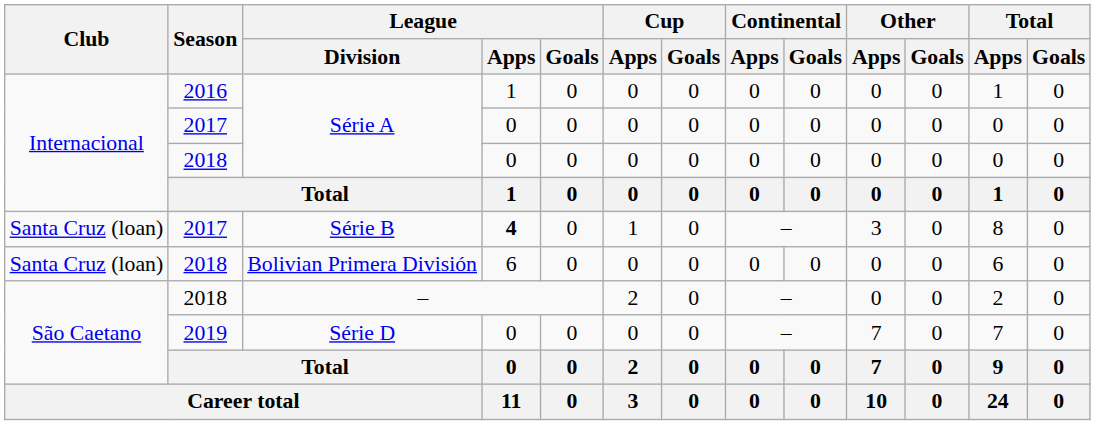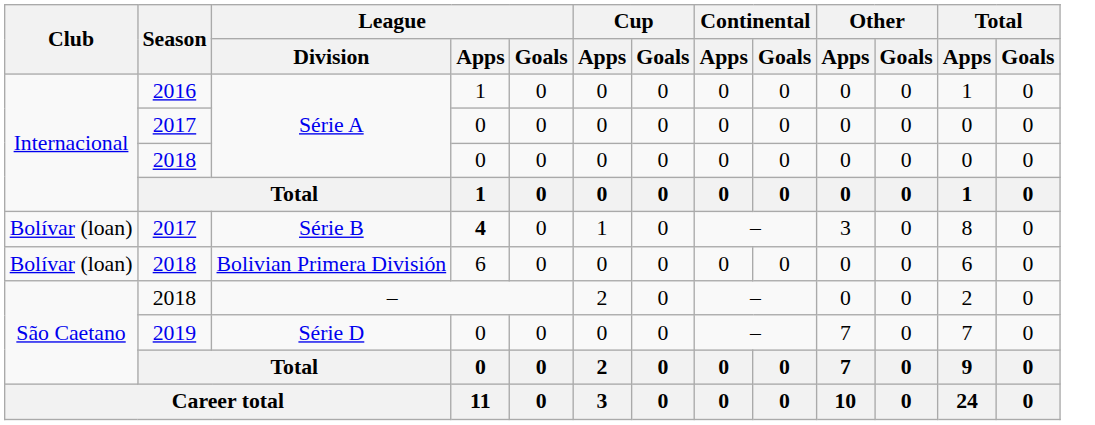(86, 228) Santa Cruz (loan) -> (71, 228) Bolívar (loan)
(86, 263) Santa Cruz (loan) -> (71, 263) Bolívar (loan)
